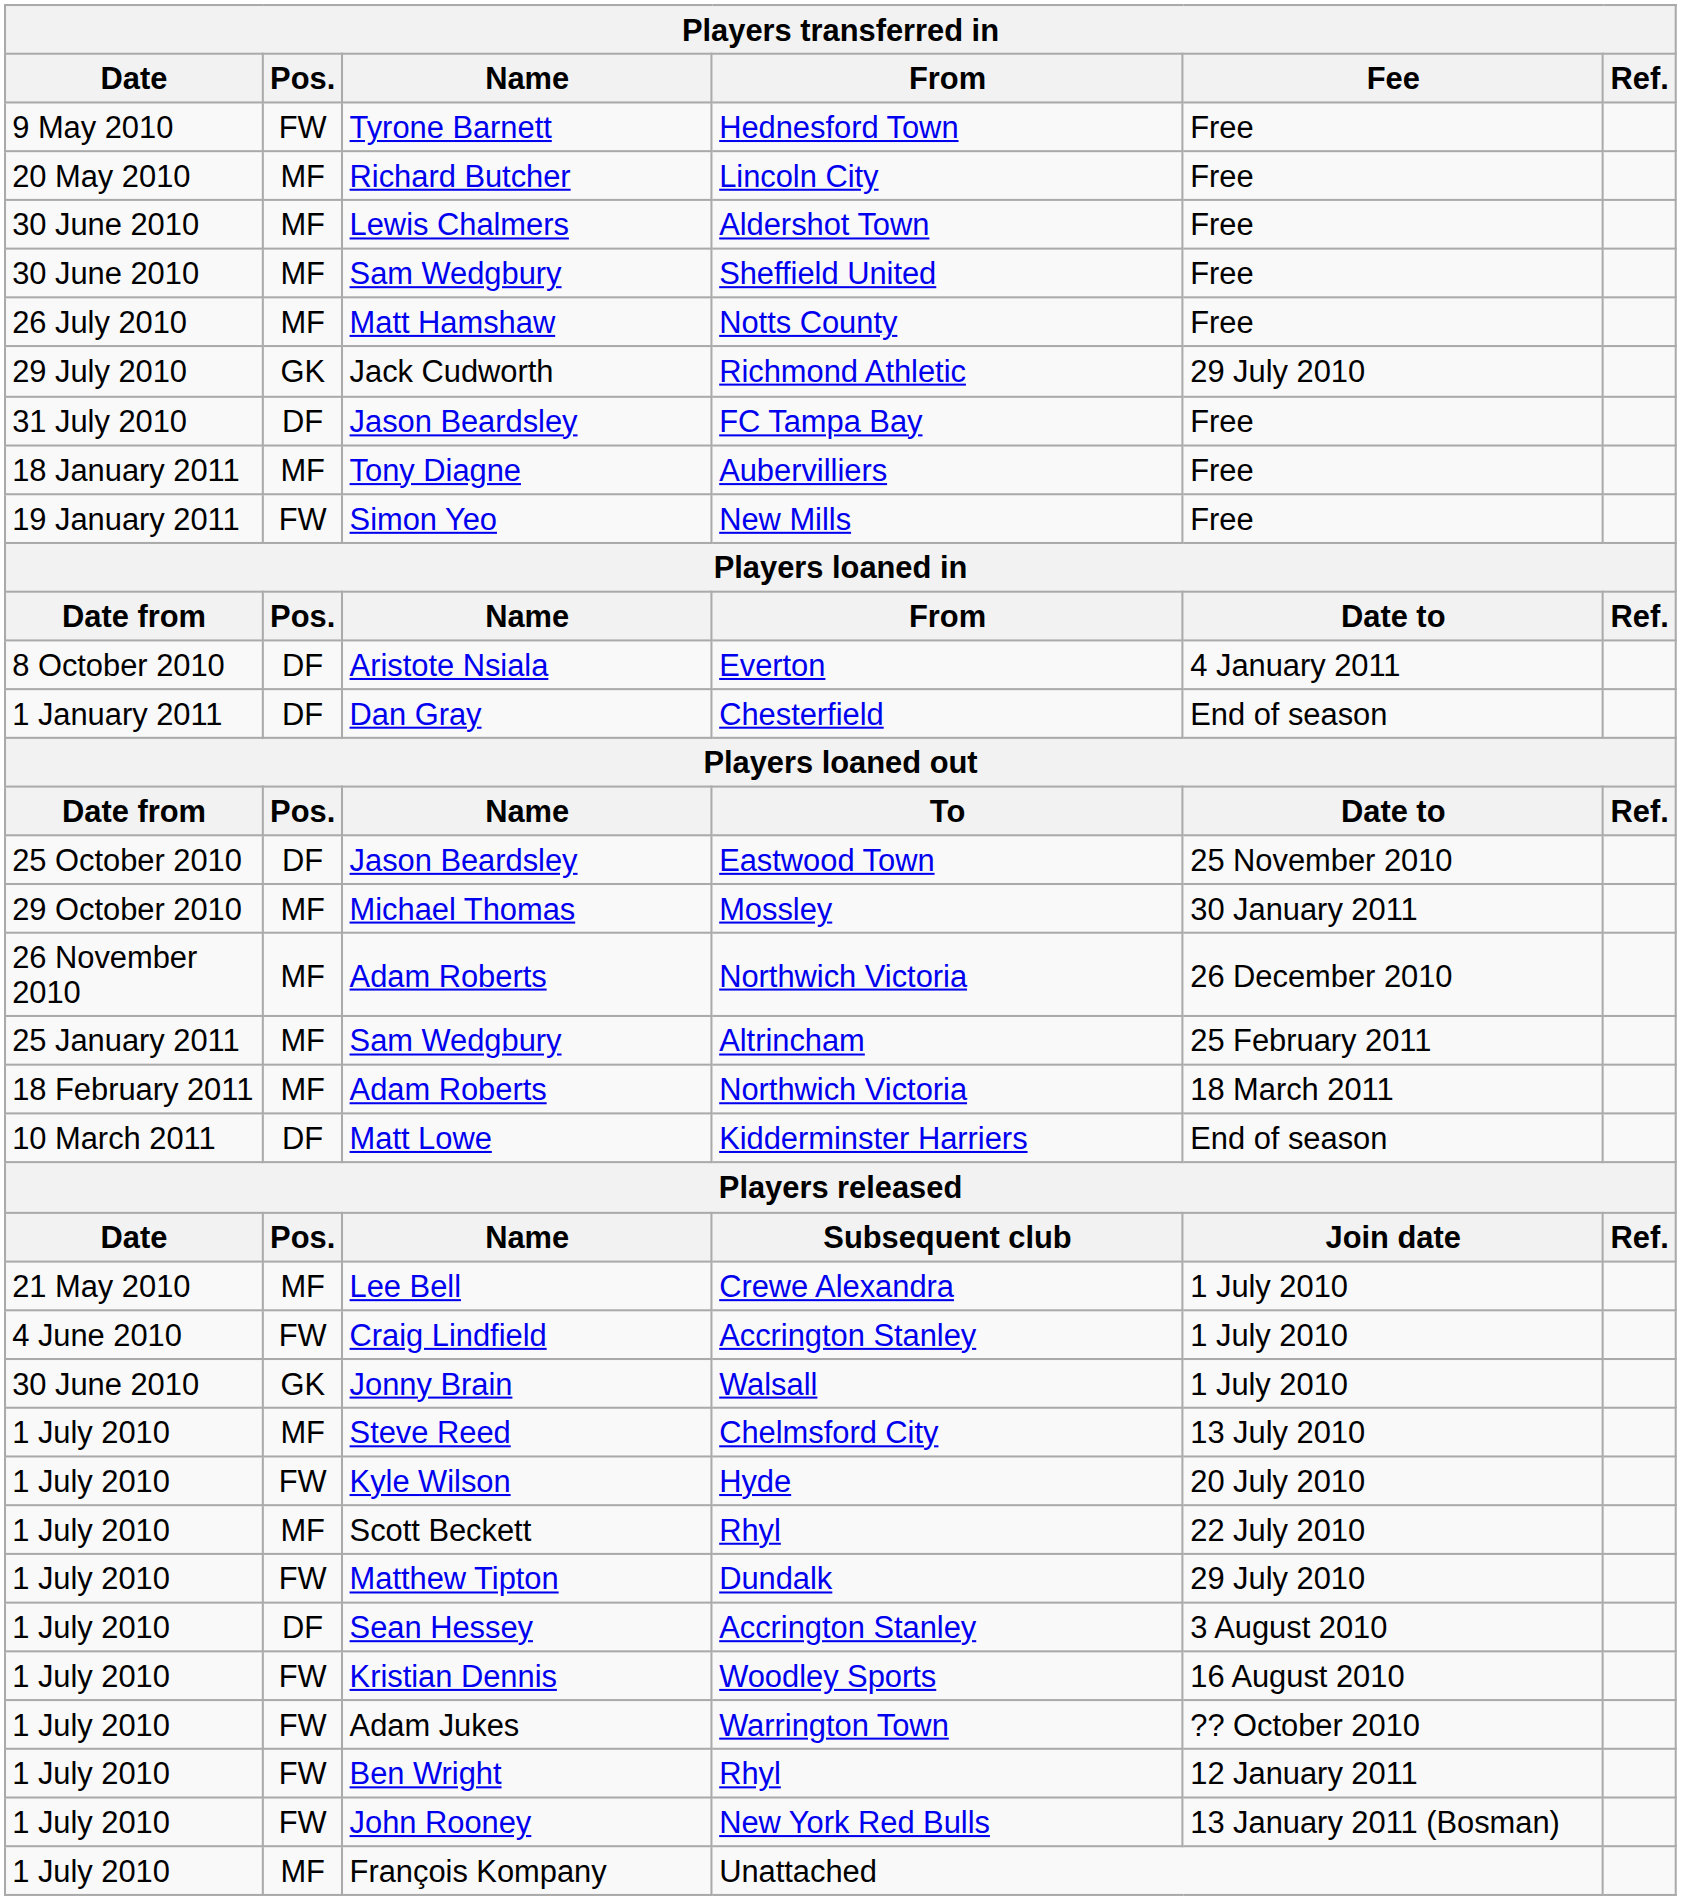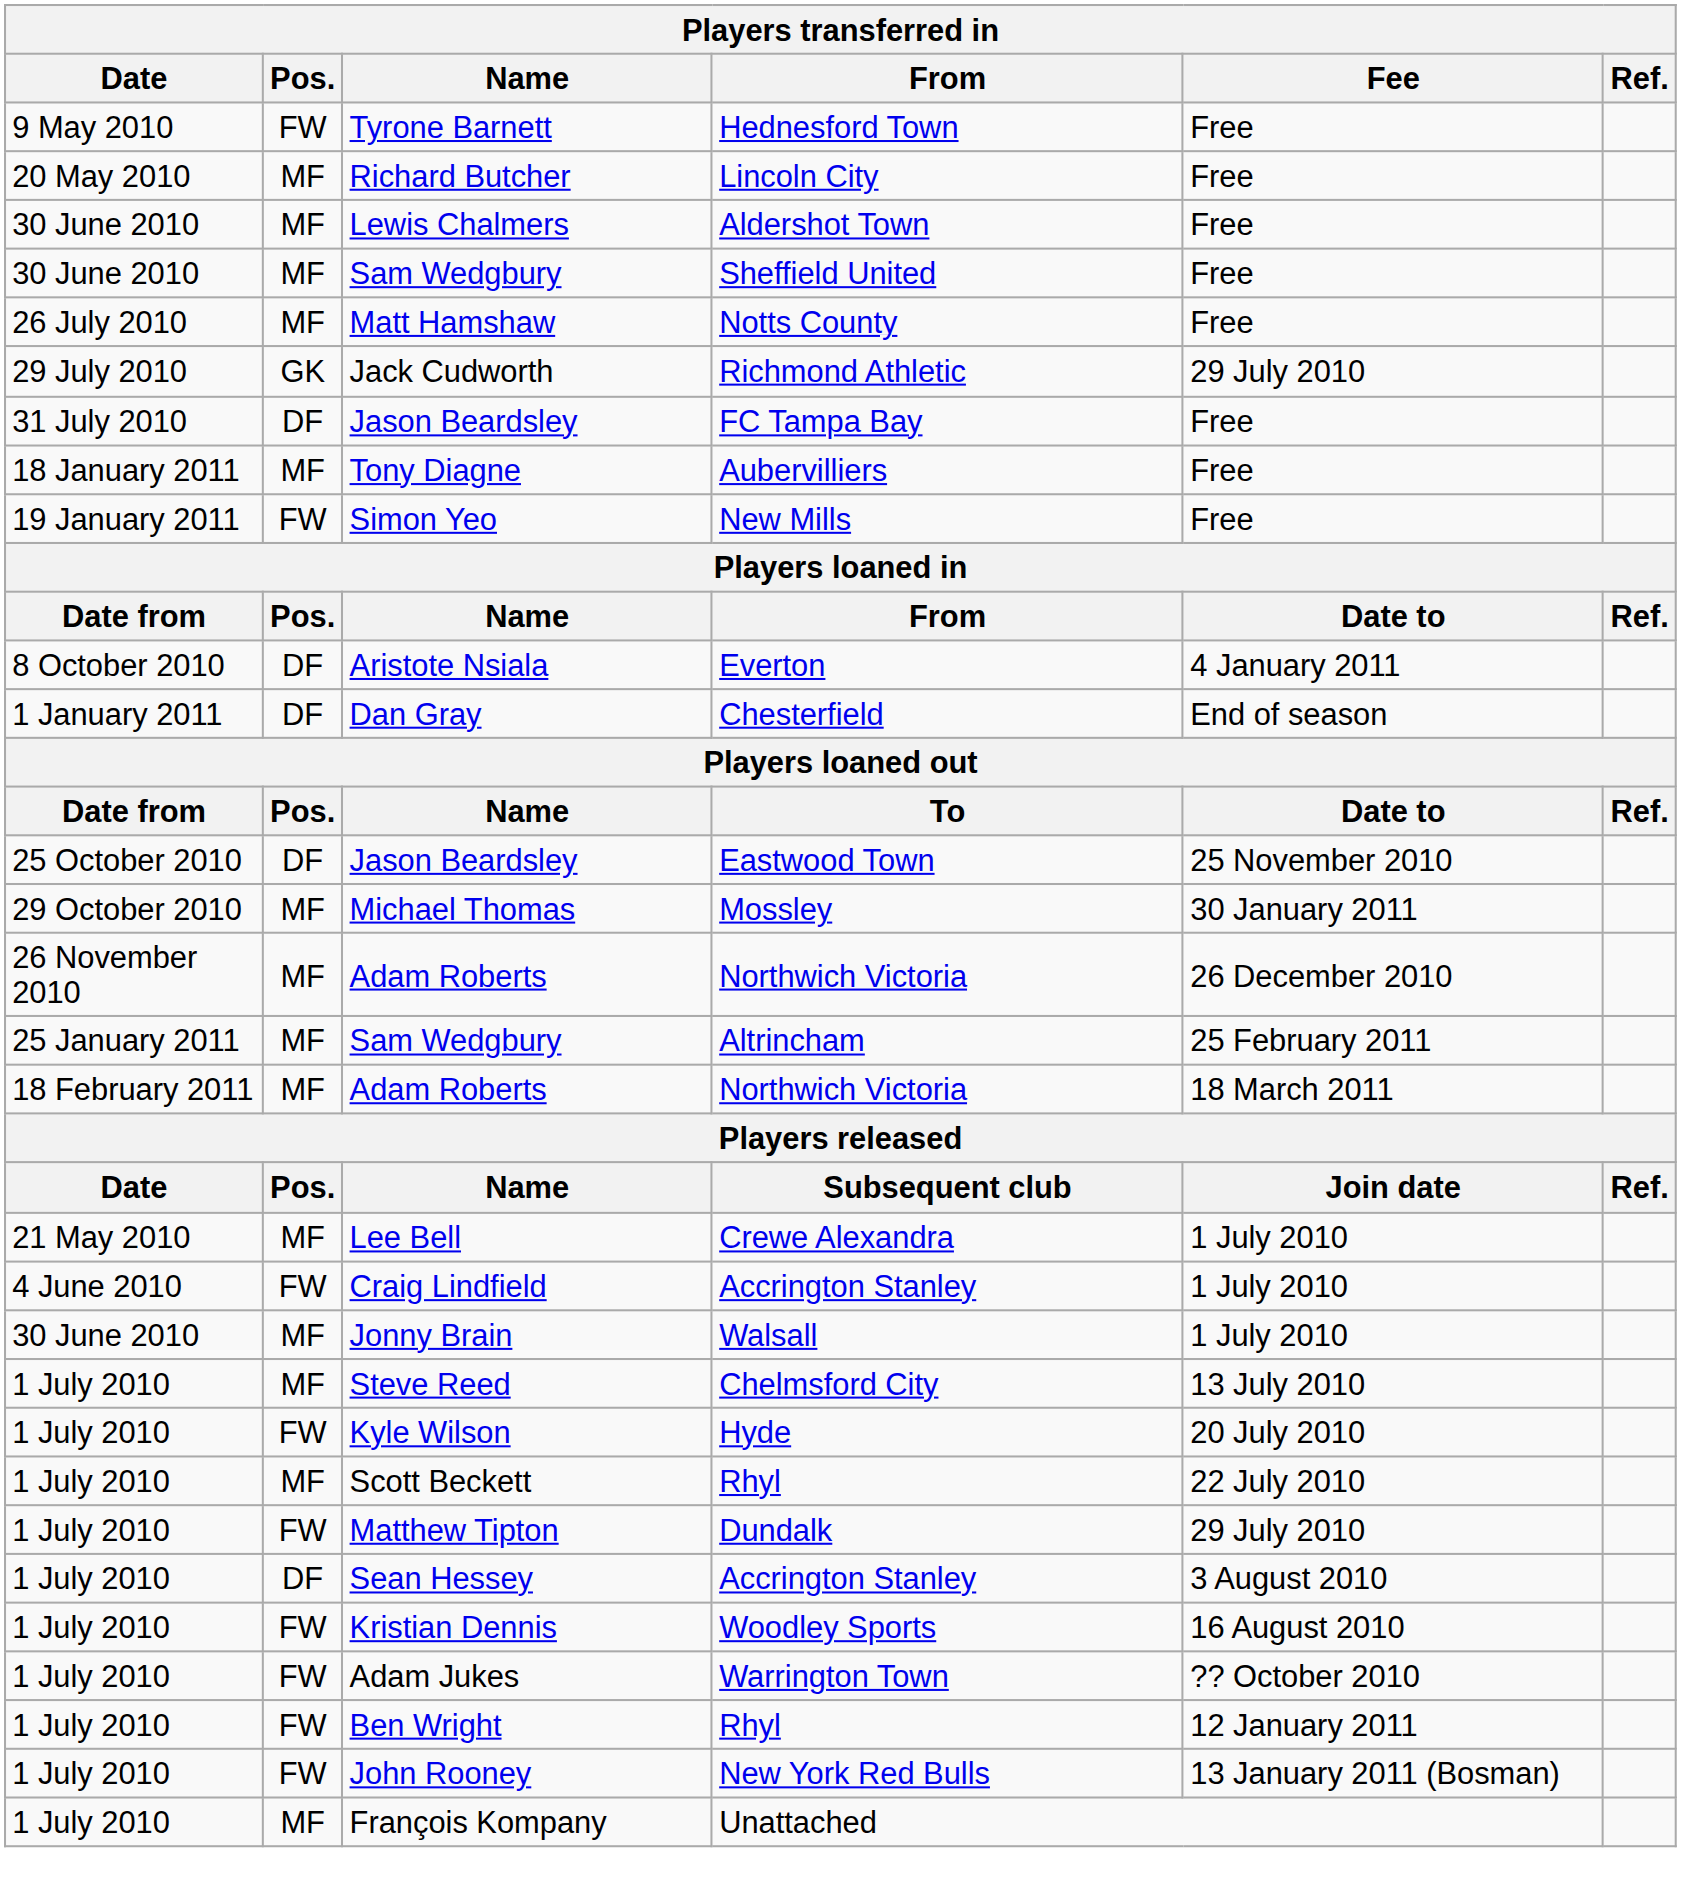- row: (114, 1139)
(303, 1383) GK -> (303, 1334) MF
